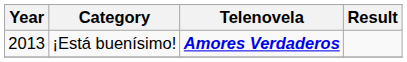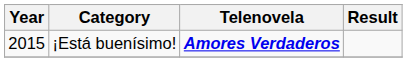(27, 43) 2013 -> (27, 43) 2015
